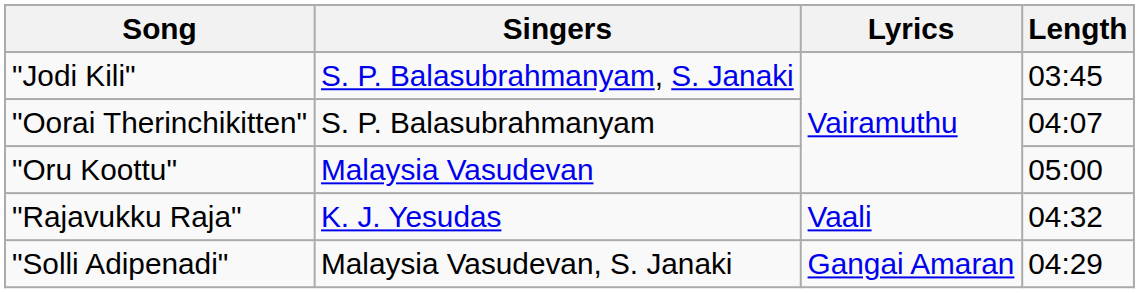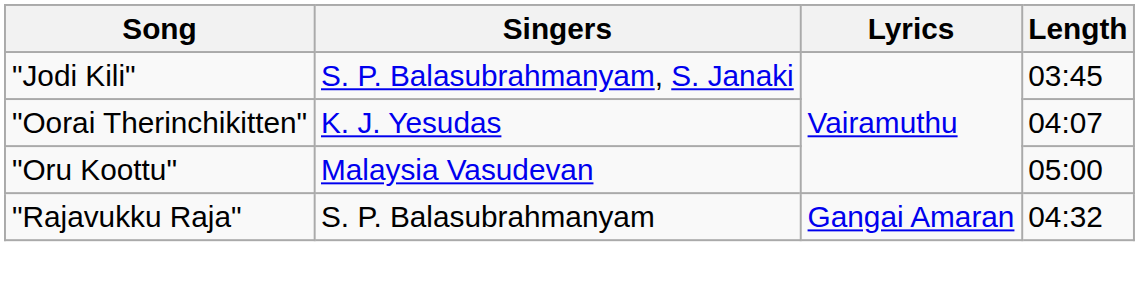(488, 123) S. P. Balasubrahmanyam -> (411, 123) K. J. Yesudas
(411, 217) K. J. Yesudas -> (488, 217) S. P. Balasubrahmanyam
(840, 217) Vaali -> (911, 217) Gangai Amaran
- row: (120, 265)
